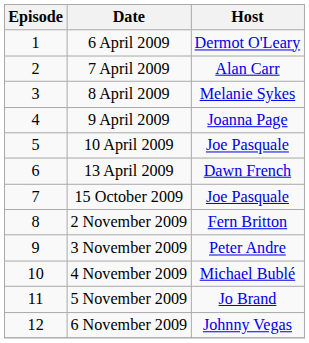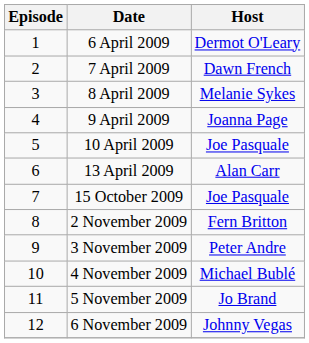(247, 68) Alan Carr -> (247, 68) Dawn French
(247, 171) Dawn French -> (247, 171) Alan Carr
